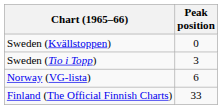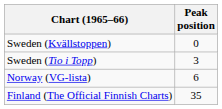(196, 95) 33 -> (196, 95) 35
